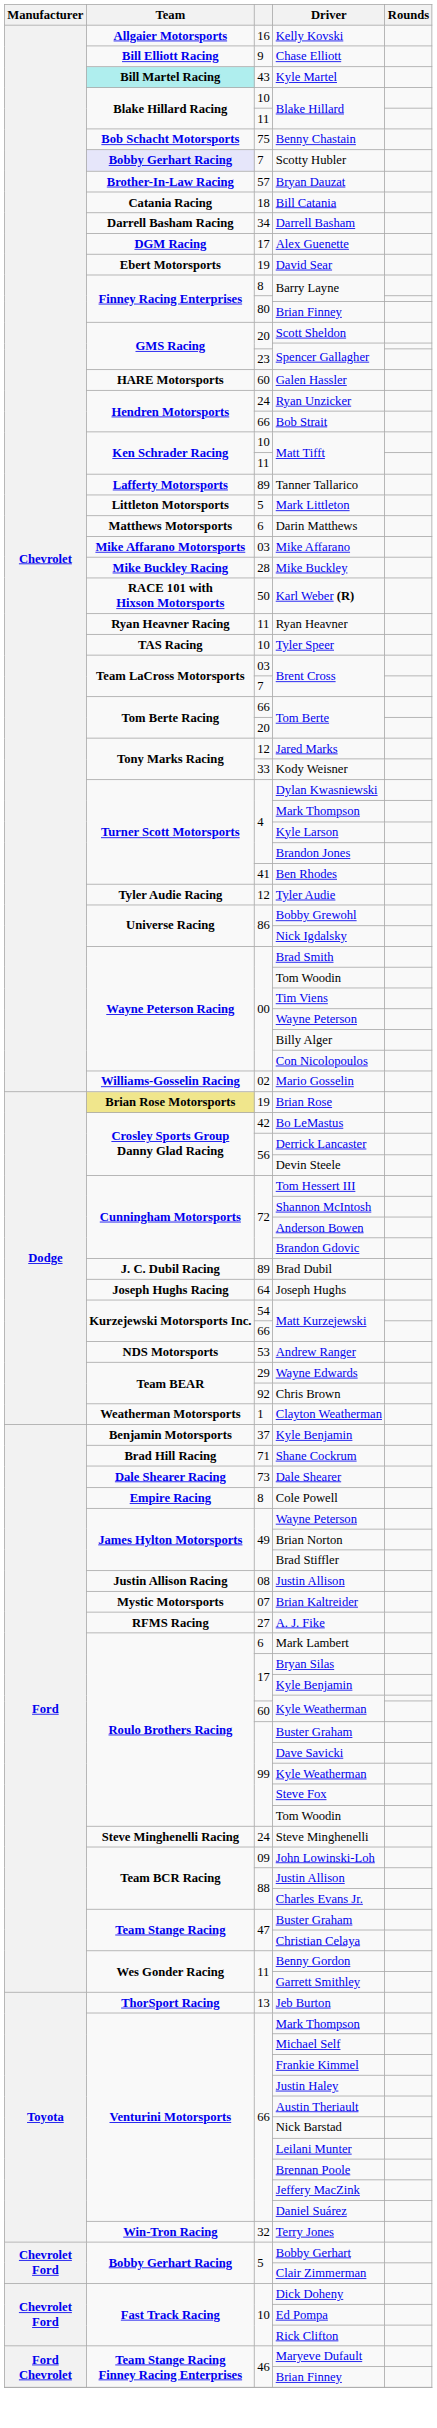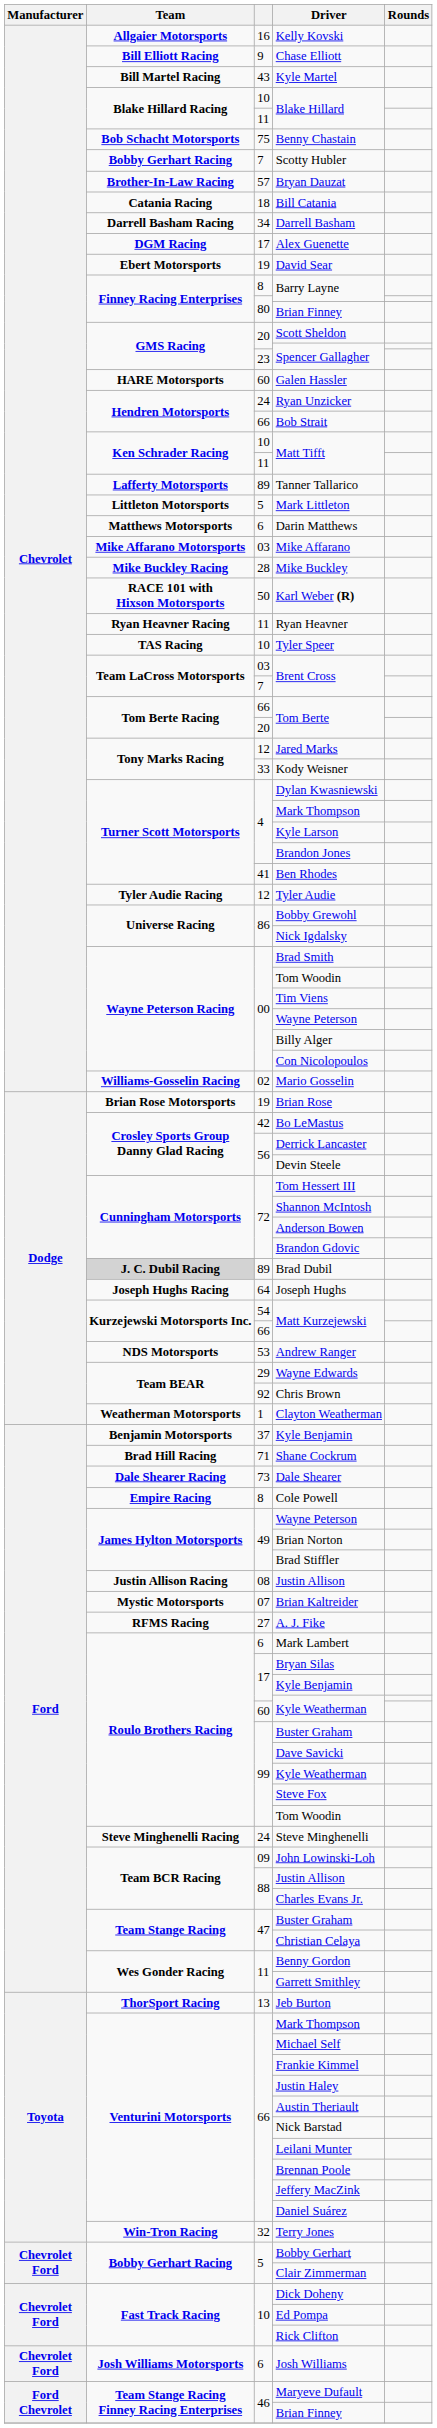(170, 77) paleturquoise background -> (170, 77) no background
(170, 160) lavender background -> (170, 160) no background
(170, 1102) khaki background -> (170, 1102) no background
(170, 1269) no background -> (170, 1269) lightgrey background
+ row: (260, 2364)
